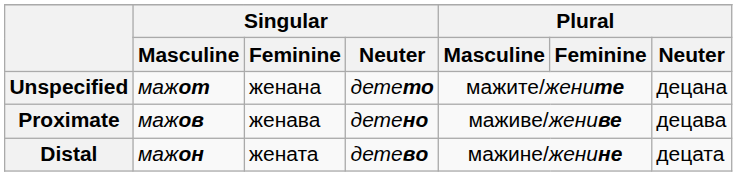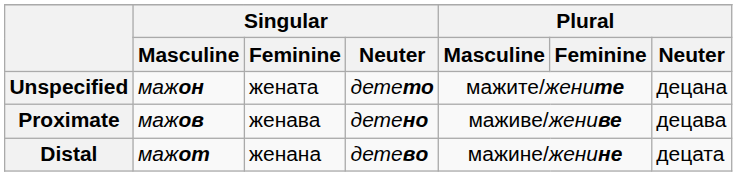(174, 87) мажот -> (171, 87) мажон
(285, 87) женана -> (284, 87) жената
(171, 154) мажон -> (174, 154) мажот
(284, 154) жената -> (285, 154) женана
